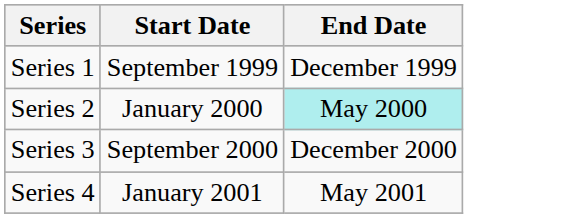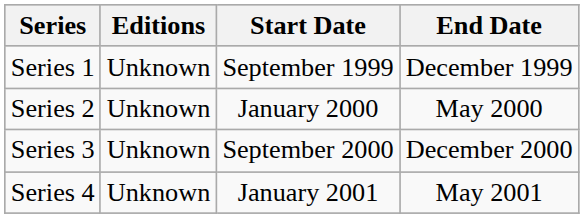+ column: (159, 25)
(374, 108) paleturquoise background -> (489, 108) no background
